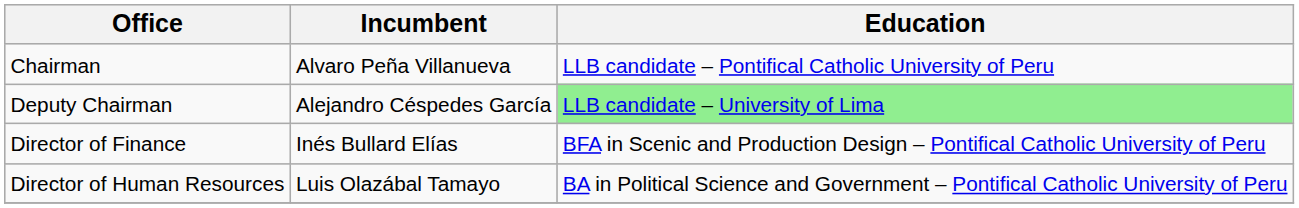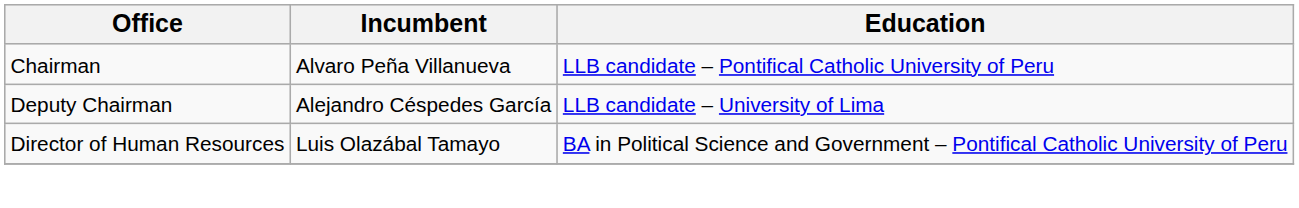(724, 105) lightgreen background -> (724, 105) no background
- row: (98, 144)
